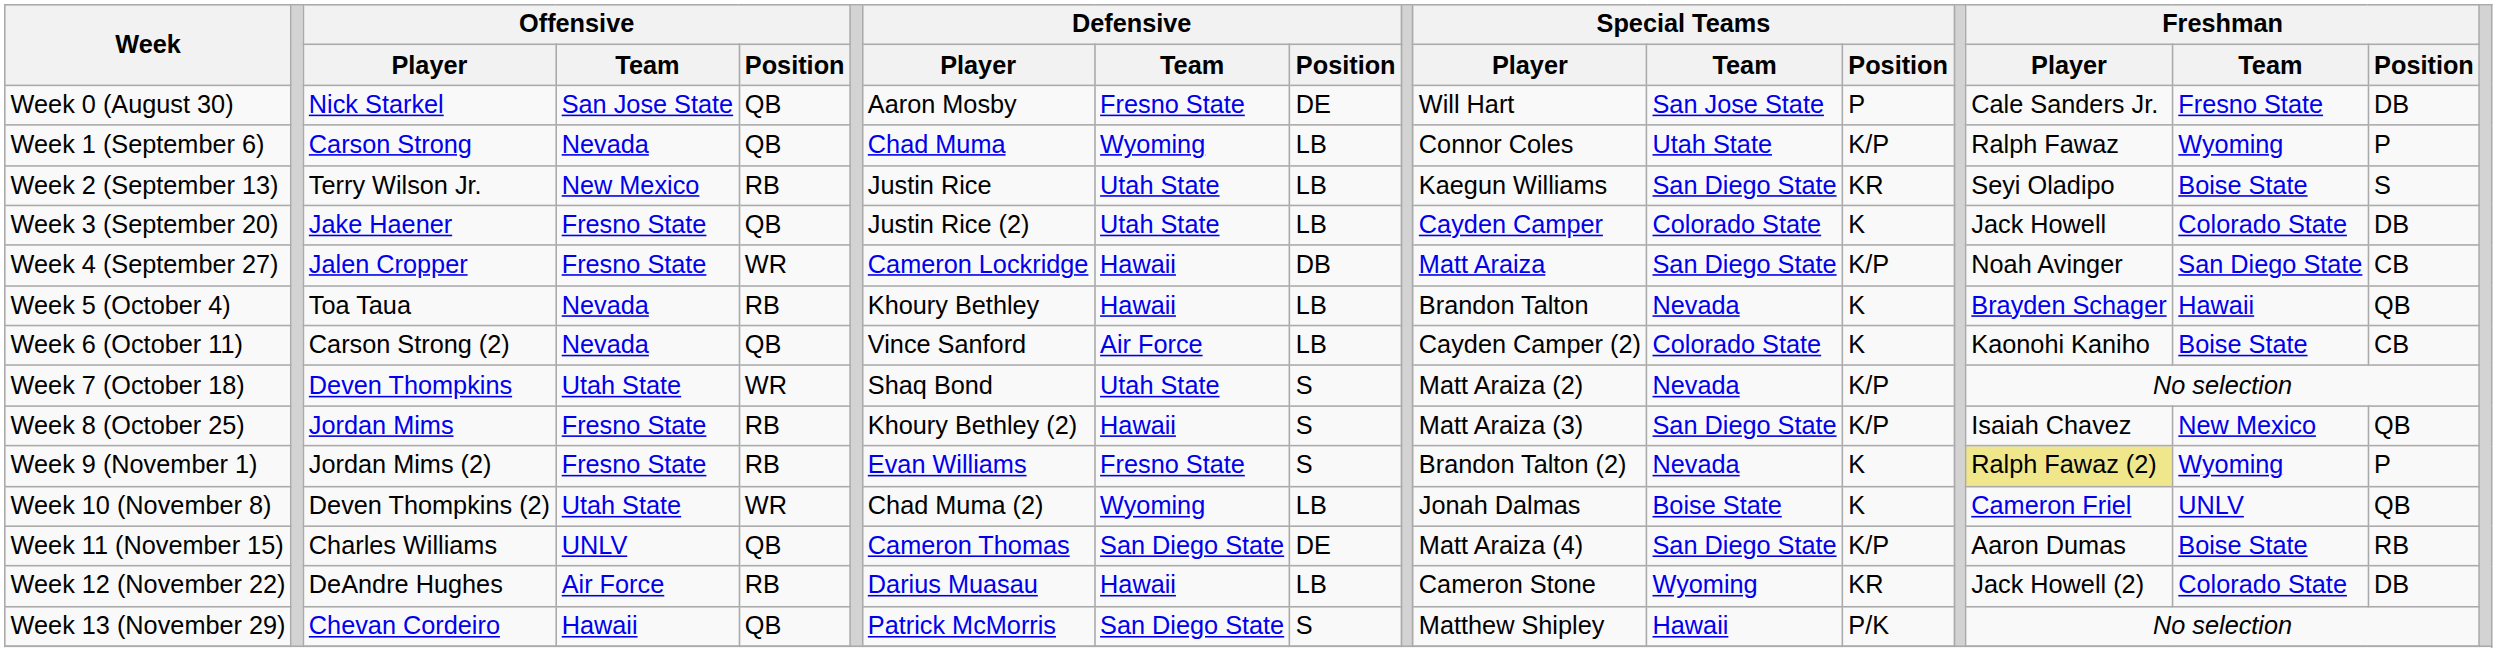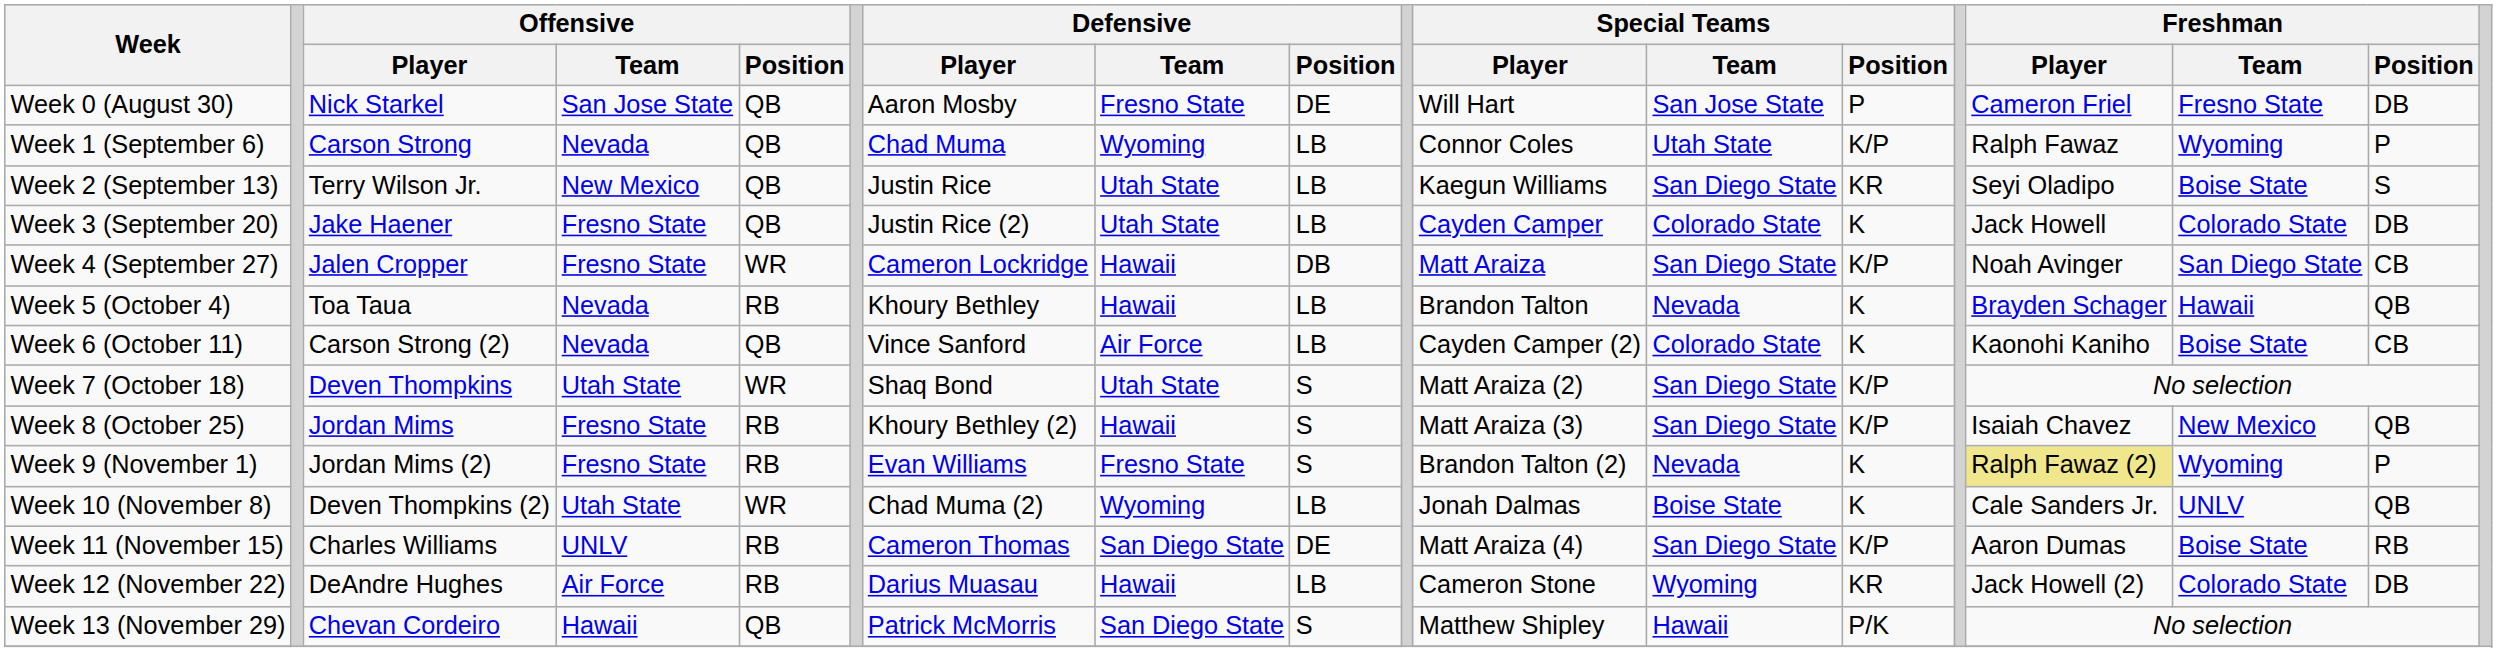(2065, 104) Cale Sanders Jr. -> (2051, 104) Cameron Friel
(762, 184) RB -> (763, 184) QB
(1696, 385) Nevada -> (1745, 385) San Diego State
(2051, 505) Cameron Friel -> (2065, 505) Cale Sanders Jr.
(763, 545) QB -> (762, 545) RB
